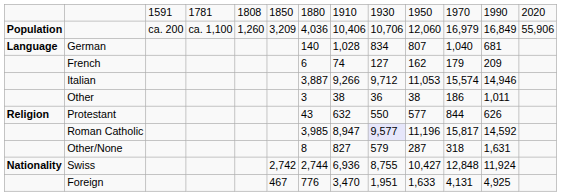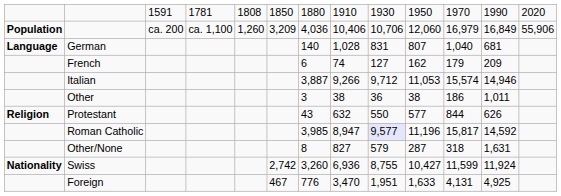(379, 47) 834 -> (379, 47) 831
(314, 166) 2,744 -> (314, 166) 3,260
(462, 166) 12,848 -> (462, 166) 11,599
